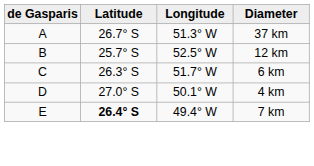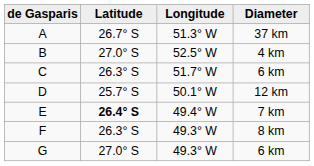(119, 53) 25.7° S -> (119, 53) 27.0° S
(271, 53) 12 km -> (271, 53) 4 km
(119, 92) 27.0° S -> (119, 92) 25.7° S
(271, 92) 4 km -> (271, 92) 12 km
+ row: (42, 131)
+ row: (42, 151)
